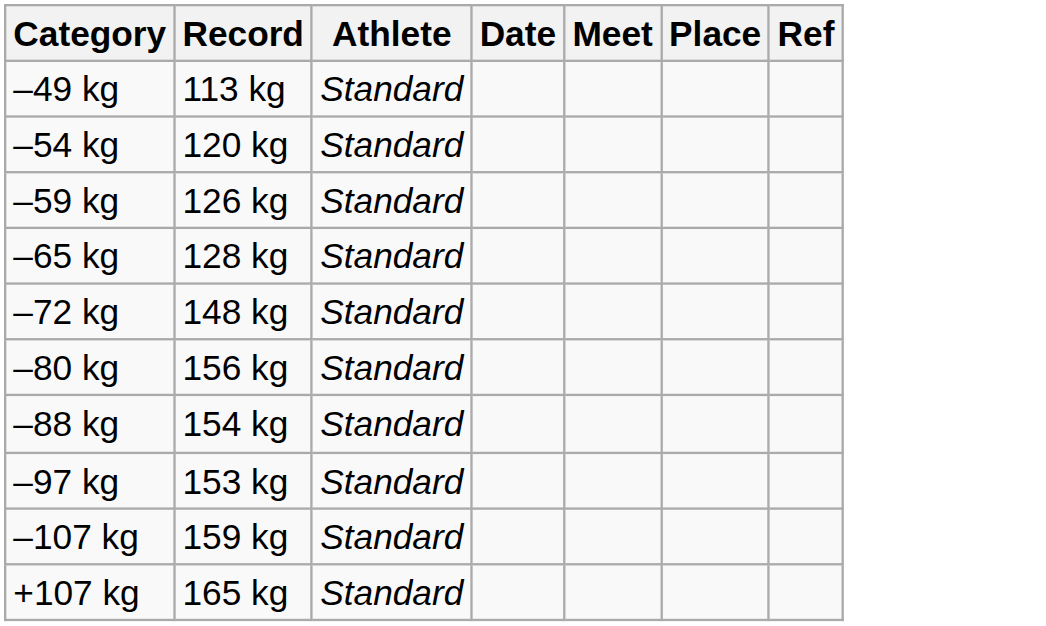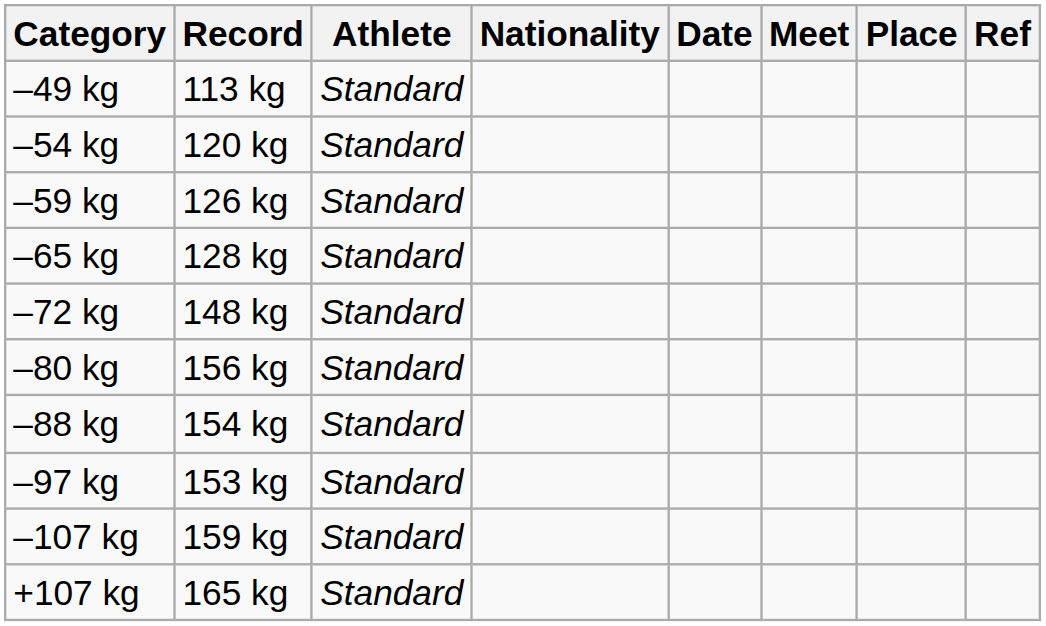+ column: (570, 33)
